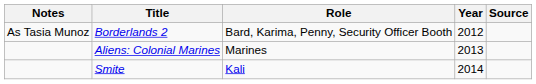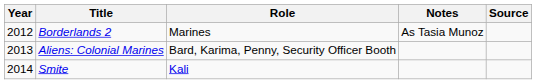columns swapped: (471, 13) <-> (48, 13)
(339, 32) Bard, Karima, Penny, Security Officer Booth -> (190, 32) Marines
(246, 50) Marines -> (282, 50) Bard, Karima, Penny, Security Officer Booth
